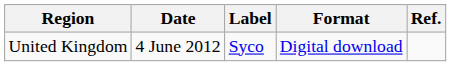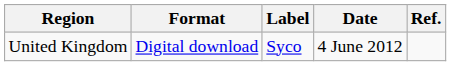columns swapped: (178, 18) <-> (341, 18)
